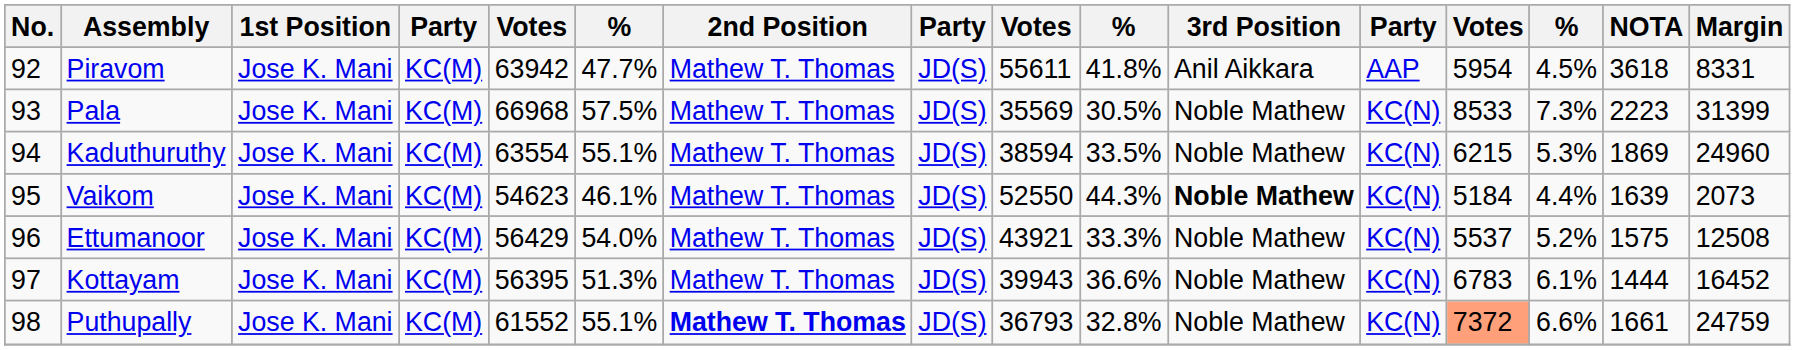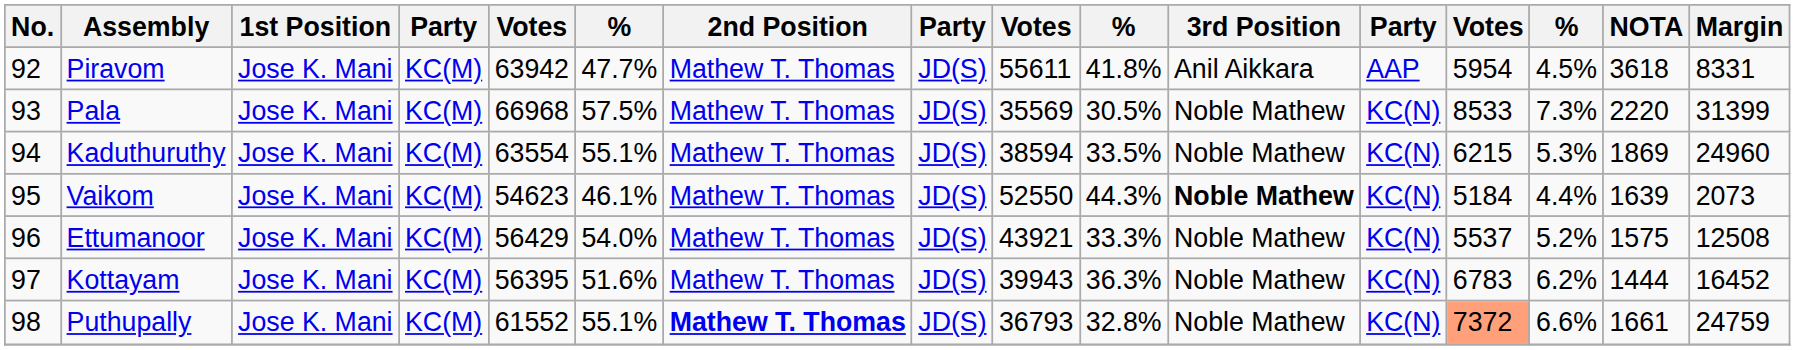(1639, 111) 2223 -> (1639, 111) 2220
(619, 280) 51.3% -> (619, 280) 51.6%
(1124, 280) 36.6% -> (1124, 280) 36.3%
(1567, 280) 6.1% -> (1567, 280) 6.2%
